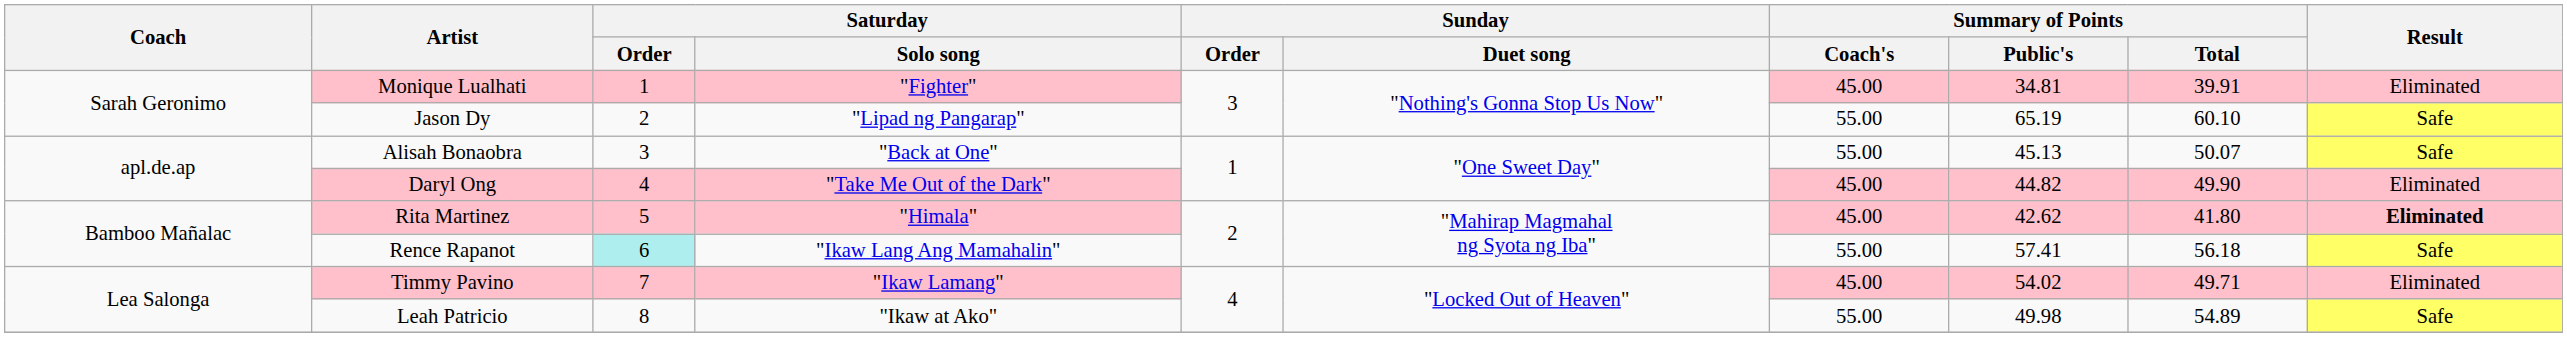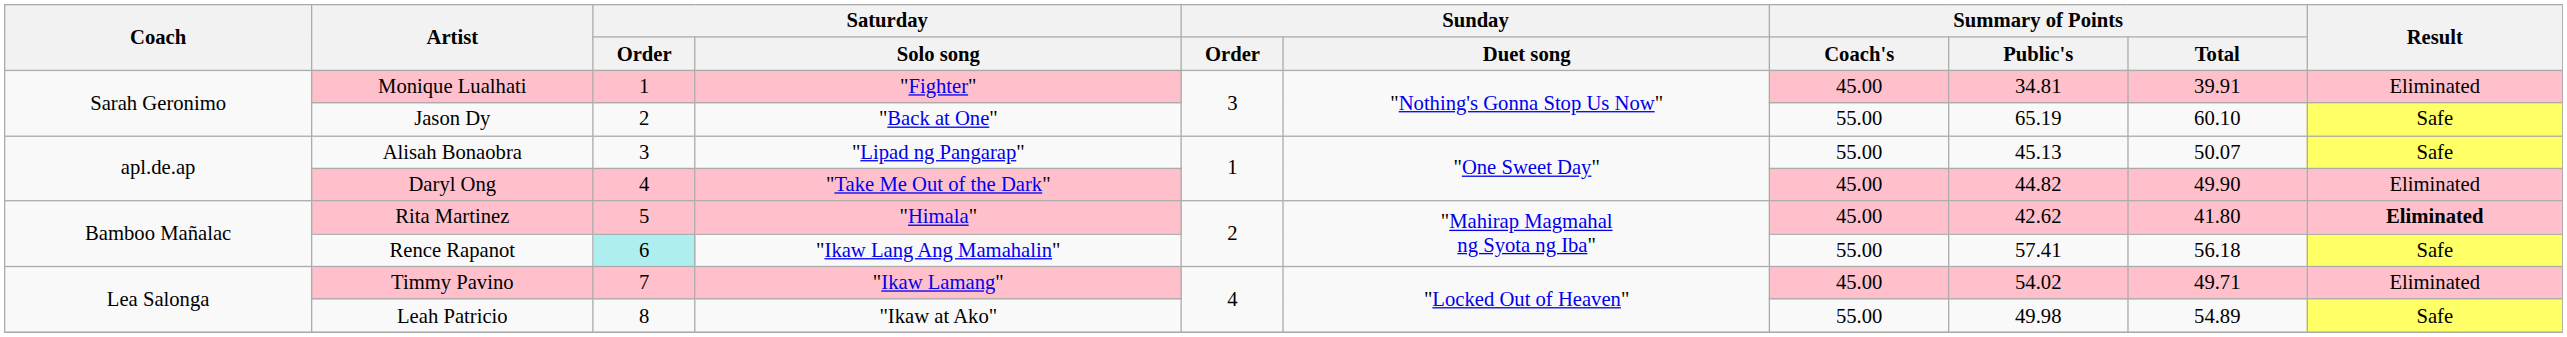(938, 119) "Lipad ng Pangarap" -> (938, 119) "Back at One"
(938, 151) "Back at One" -> (938, 151) "Lipad ng Pangarap"
